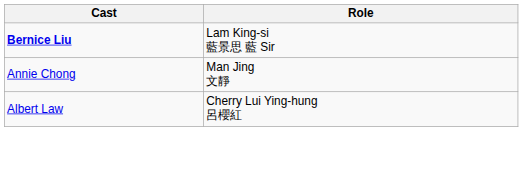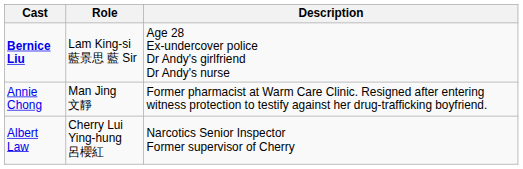+ column: (331, 13)
